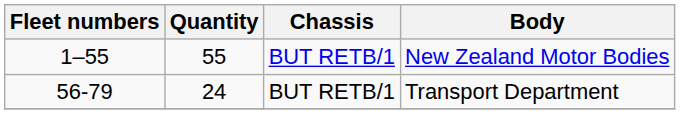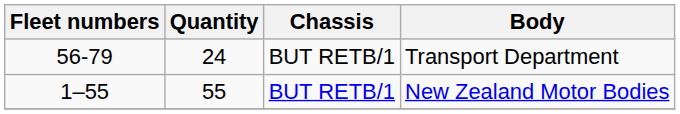rows swapped: (537, 56) <-> (512, 91)
